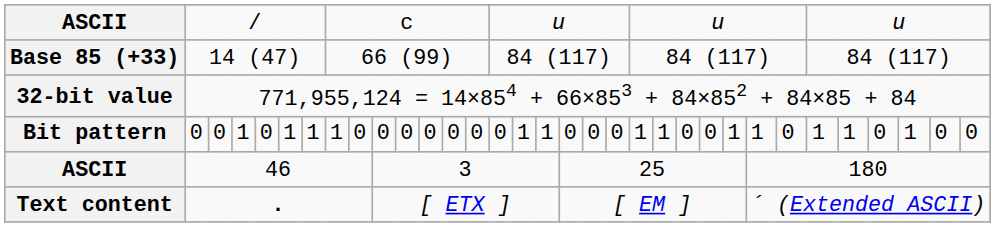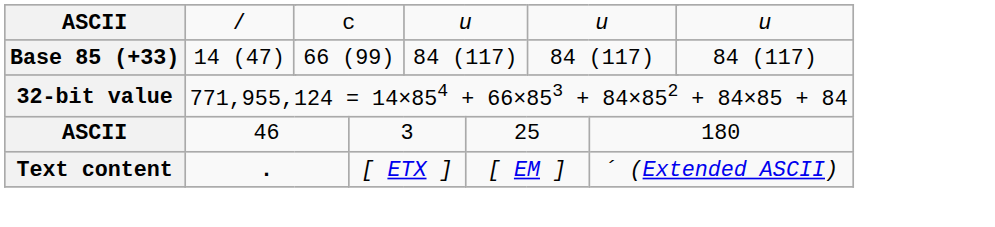- row: (95, 134)
